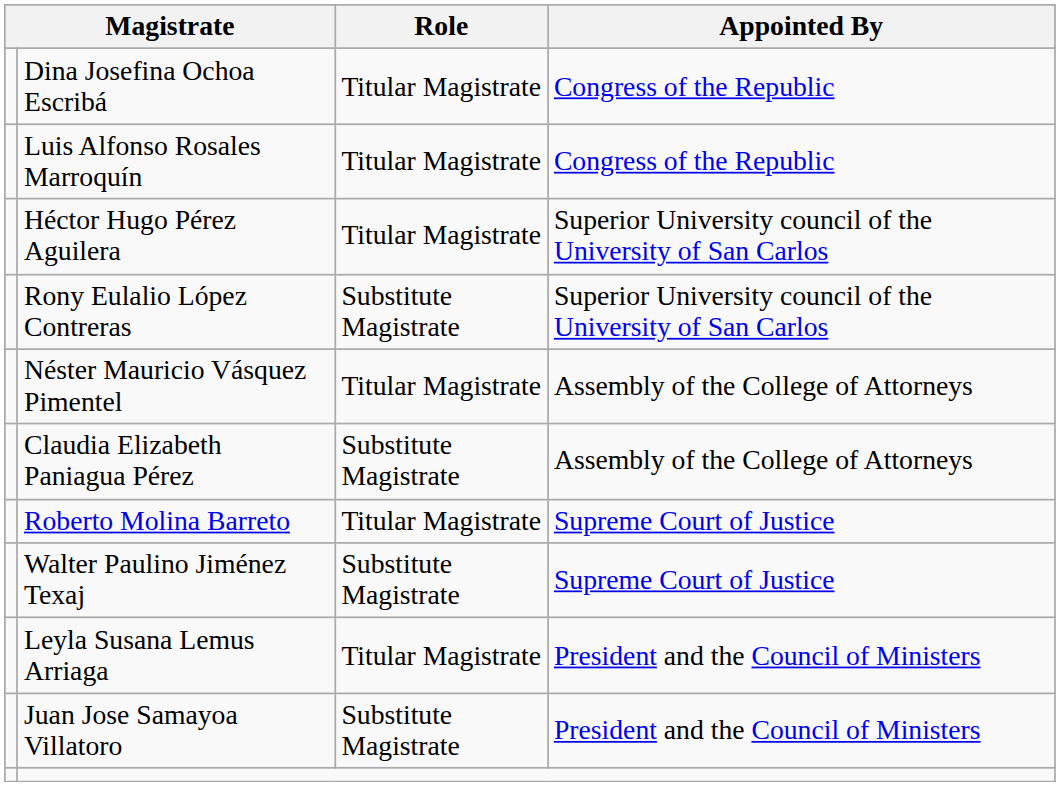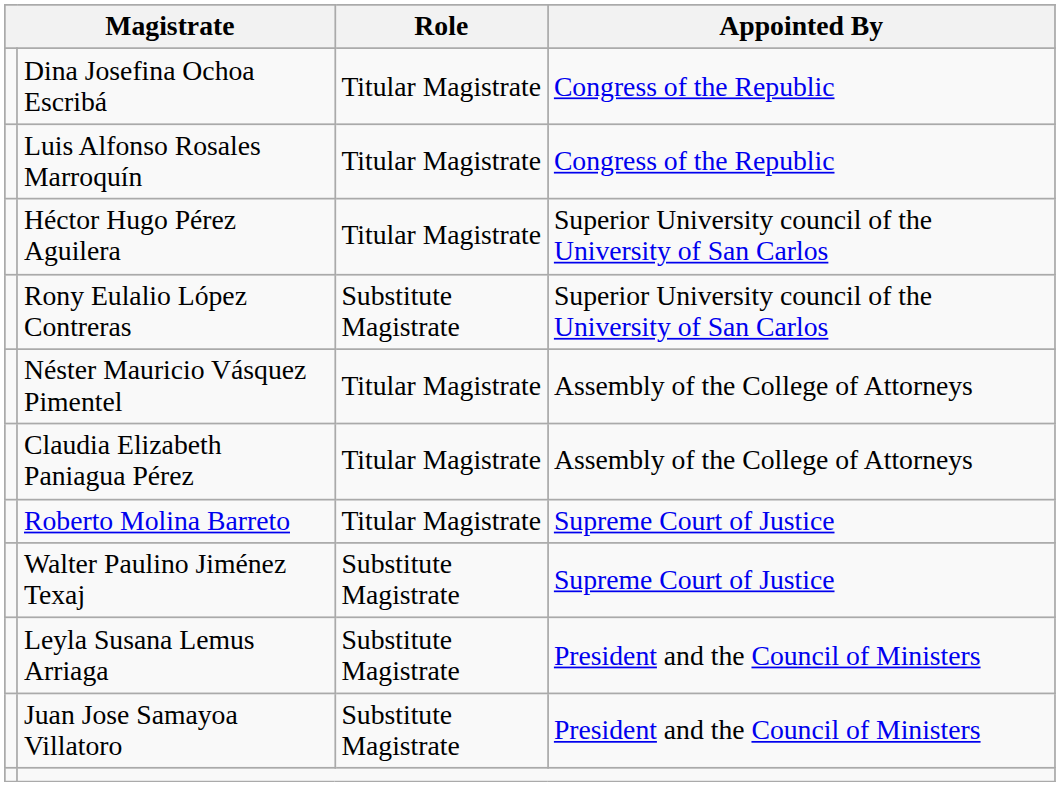(401, 461) Substitute Magistrate -> (441, 461) Titular Magistrate
(441, 655) Titular Magistrate -> (401, 655) Substitute Magistrate
